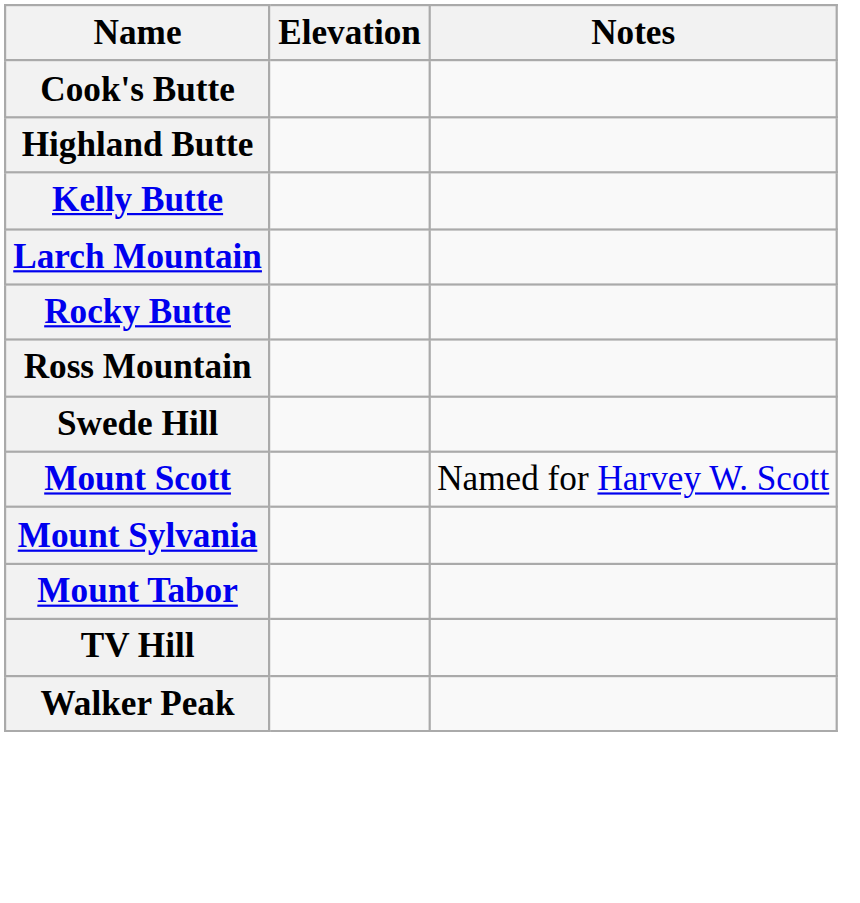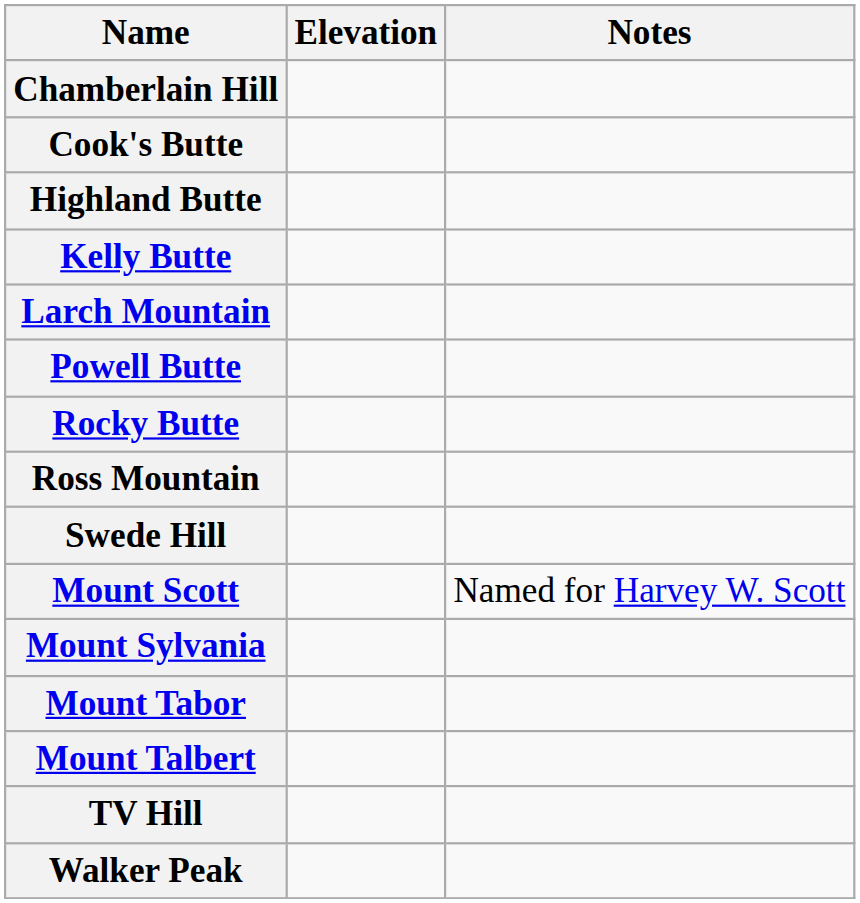+ row: (146, 88)
+ row: (146, 367)
+ row: (146, 758)
